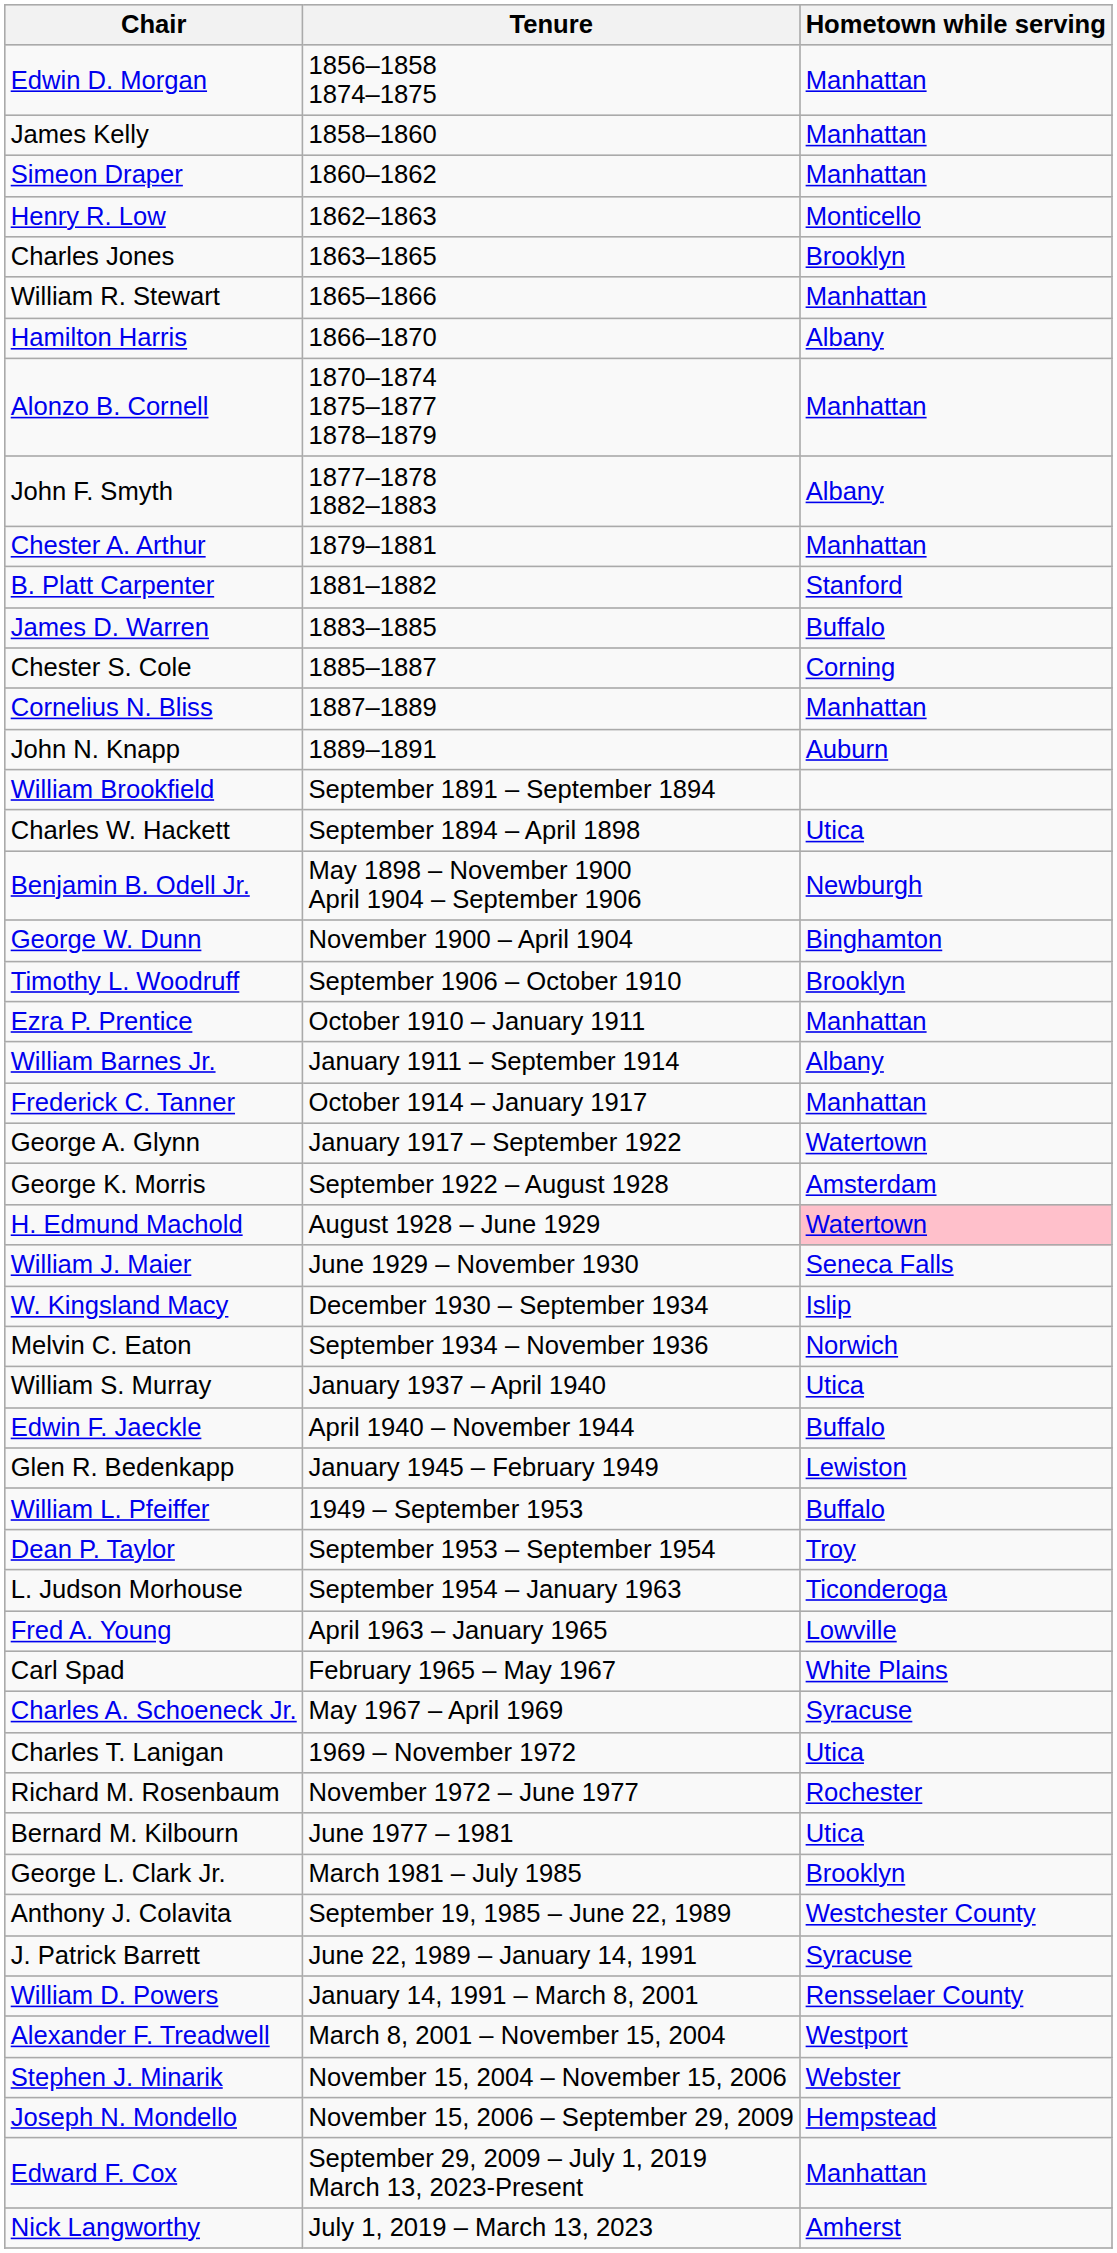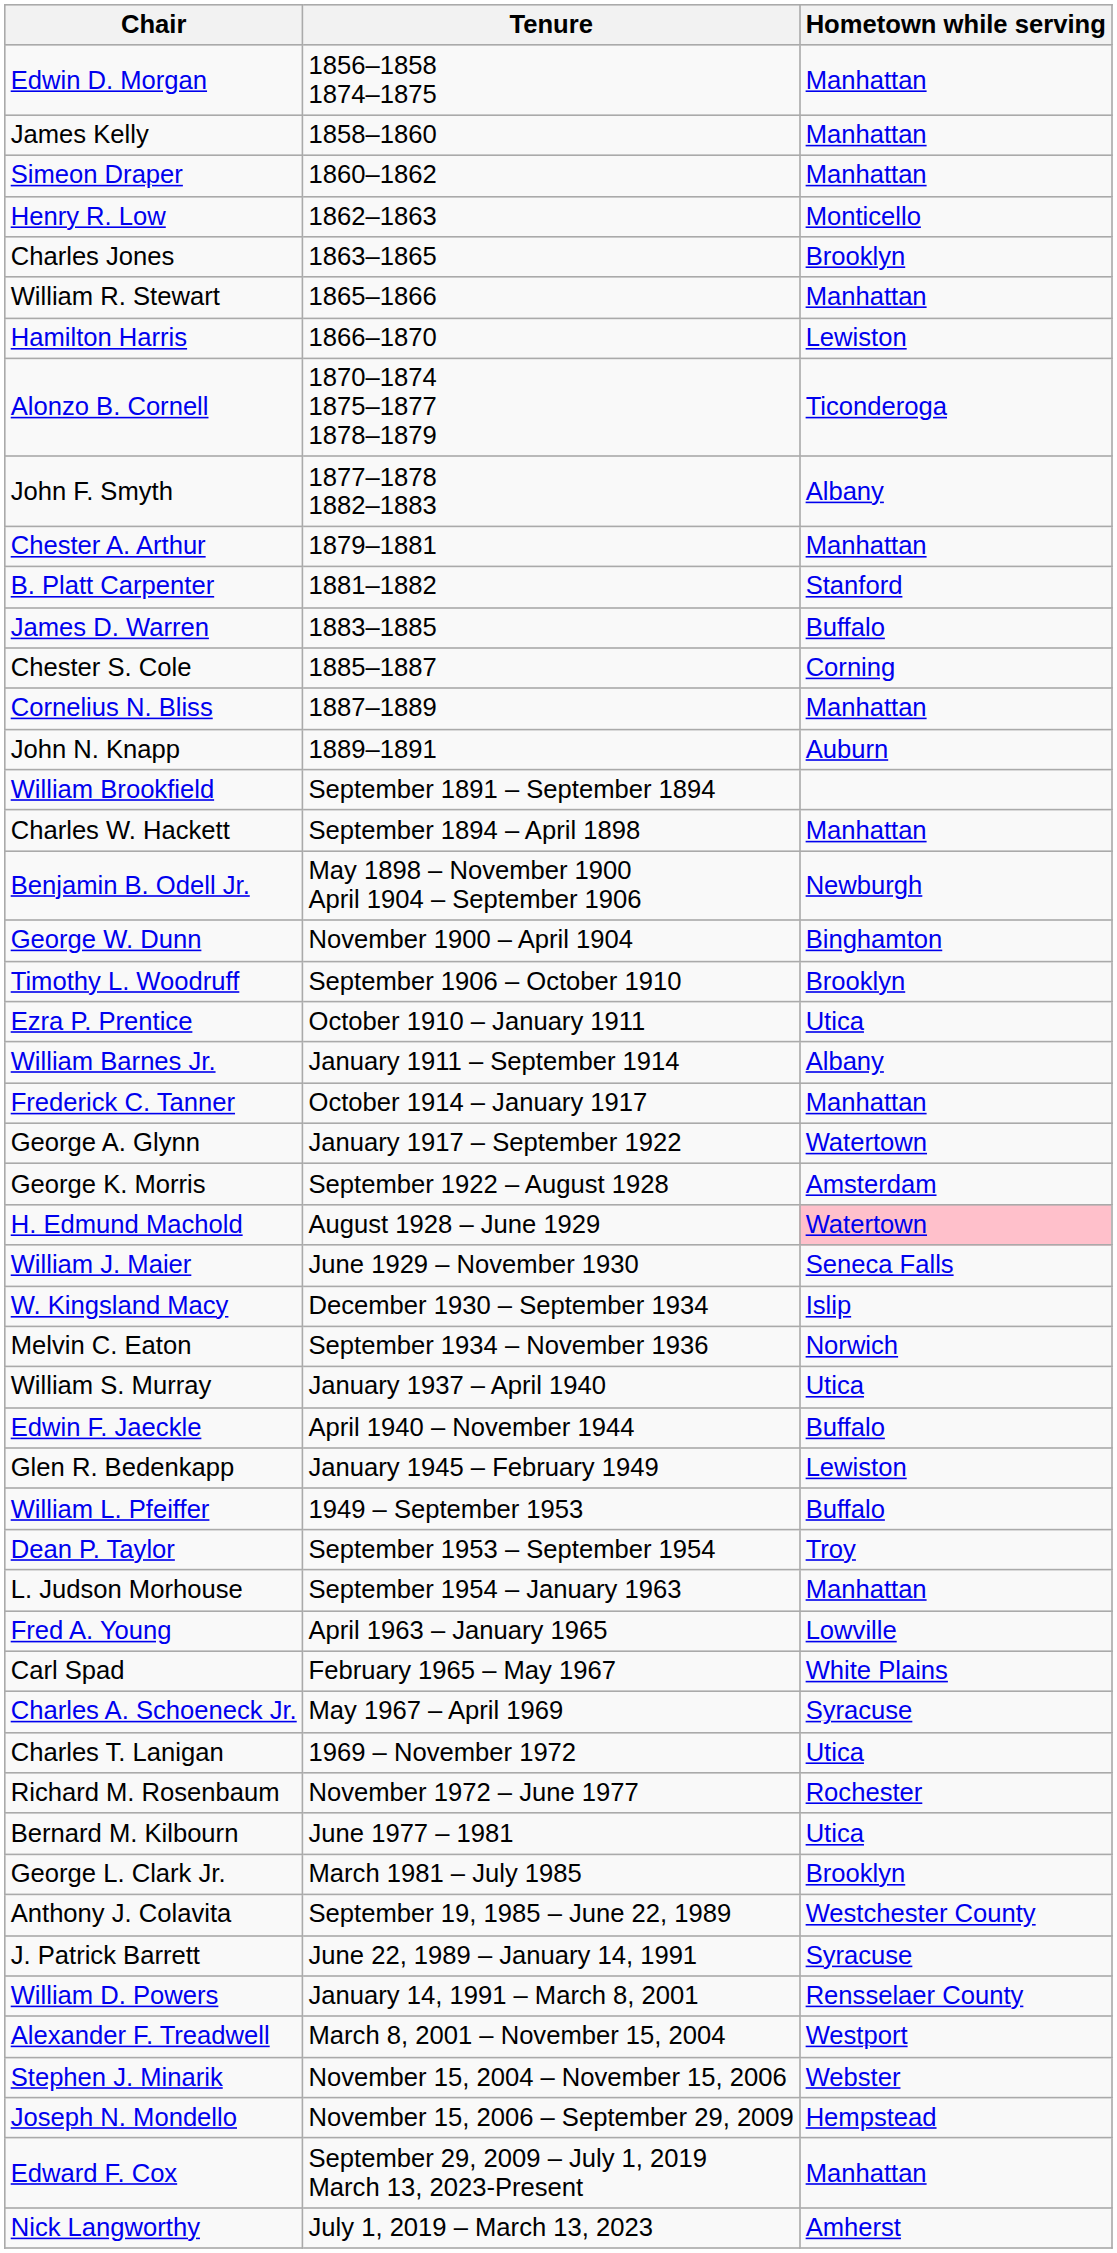(845, 337) Albany -> (856, 337) Lewiston
(866, 407) Manhattan -> (876, 407) Ticonderoga
(835, 830) Utica -> (866, 830) Manhattan
(866, 1021) Manhattan -> (835, 1021) Utica
(876, 1589) Ticonderoga -> (866, 1589) Manhattan
